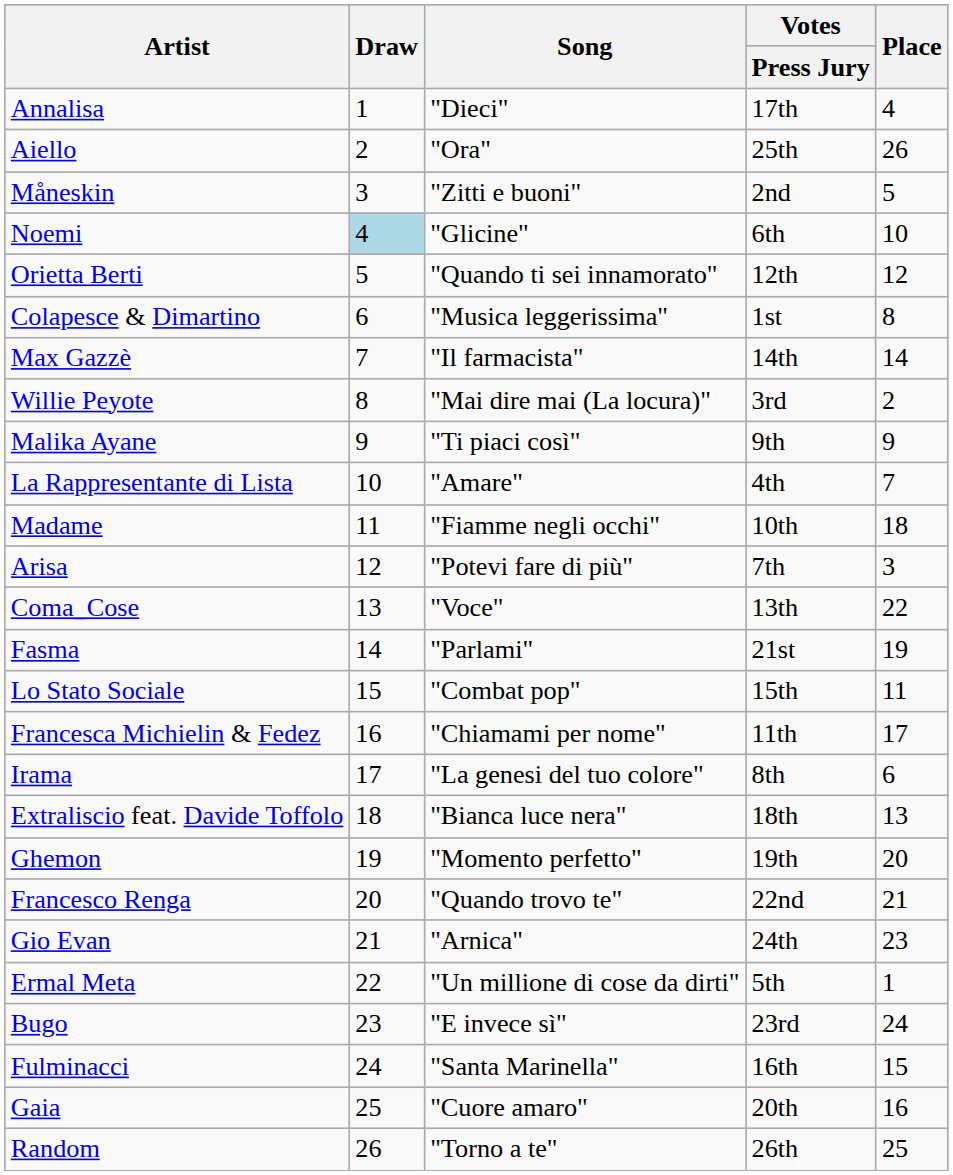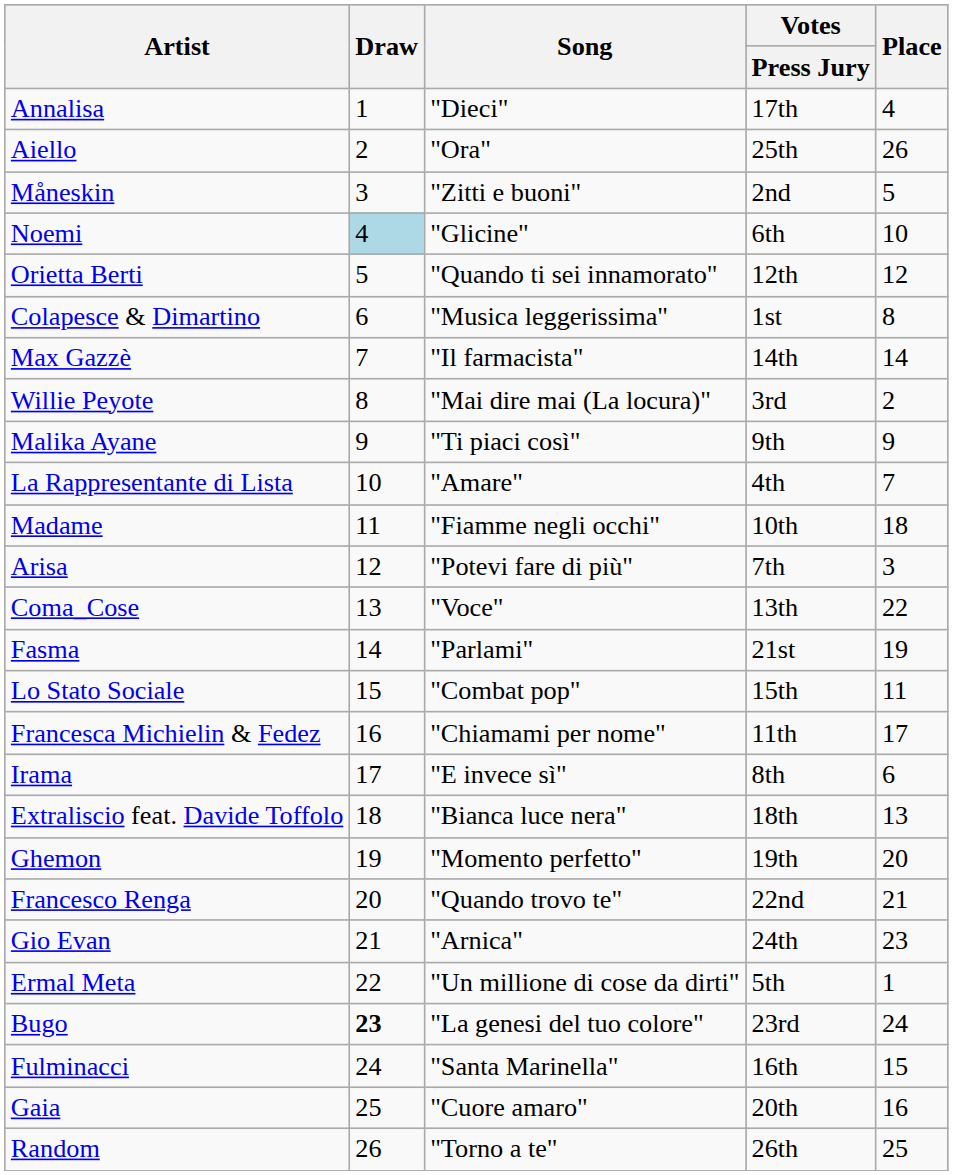(567, 774) "La genesi del tuo colore" -> (498, 774) "E invece sì"
(368, 1024) normal -> (368, 1024) bold
(498, 1024) "E invece sì" -> (567, 1024) "La genesi del tuo colore"
